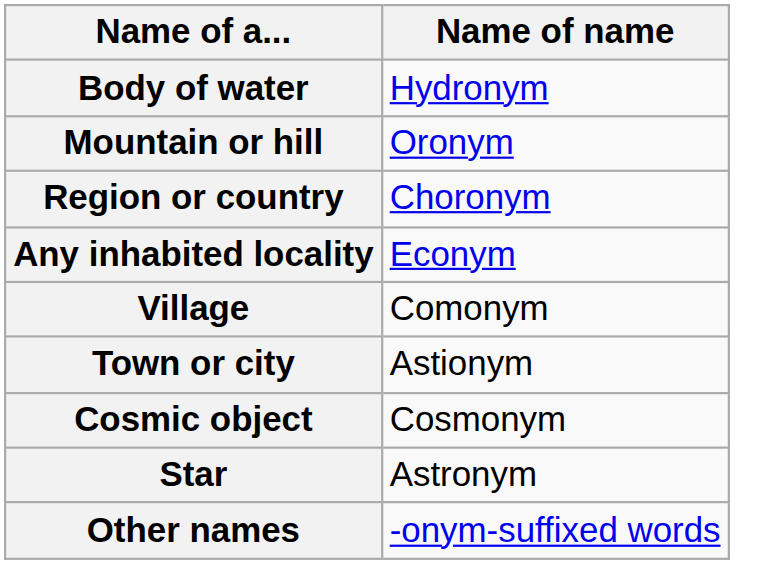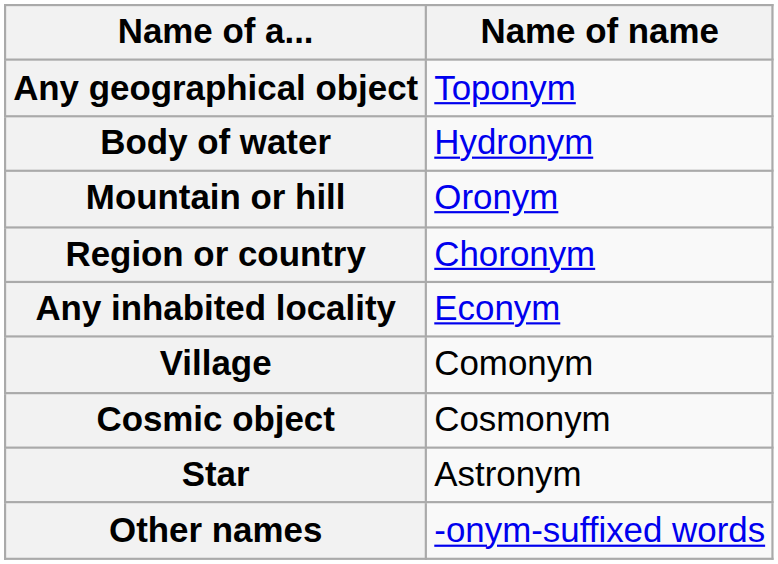+ row: (216, 87)
- row: (193, 364)
